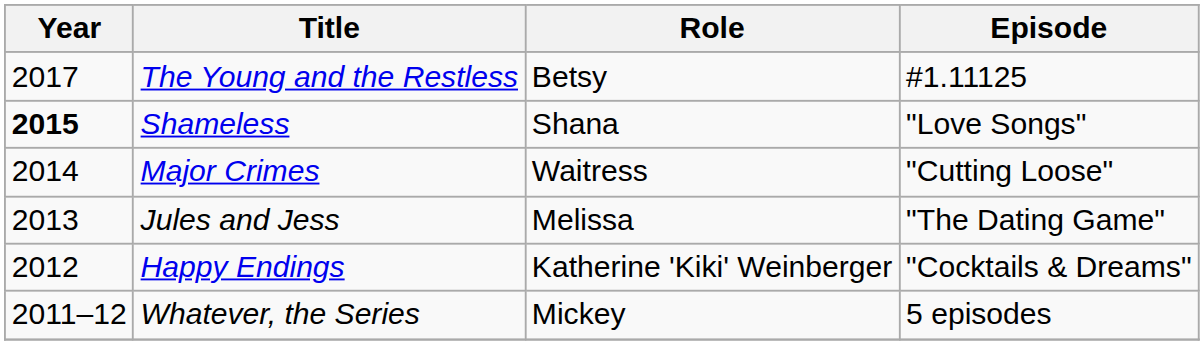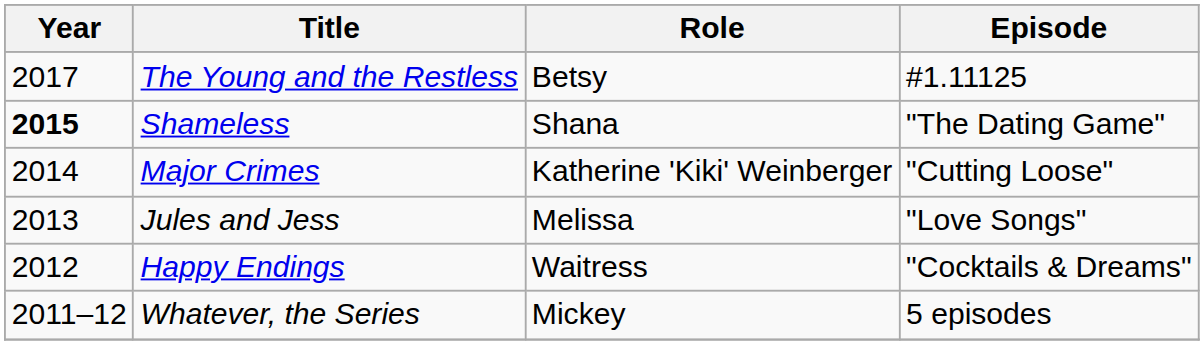(996, 123) "Love Songs" -> (1035, 123) "The Dating Game"
(590, 171) Waitress -> (712, 171) Katherine 'Kiki' Weinberger
(1035, 219) "The Dating Game" -> (996, 219) "Love Songs"
(712, 266) Katherine 'Kiki' Weinberger -> (590, 266) Waitress
